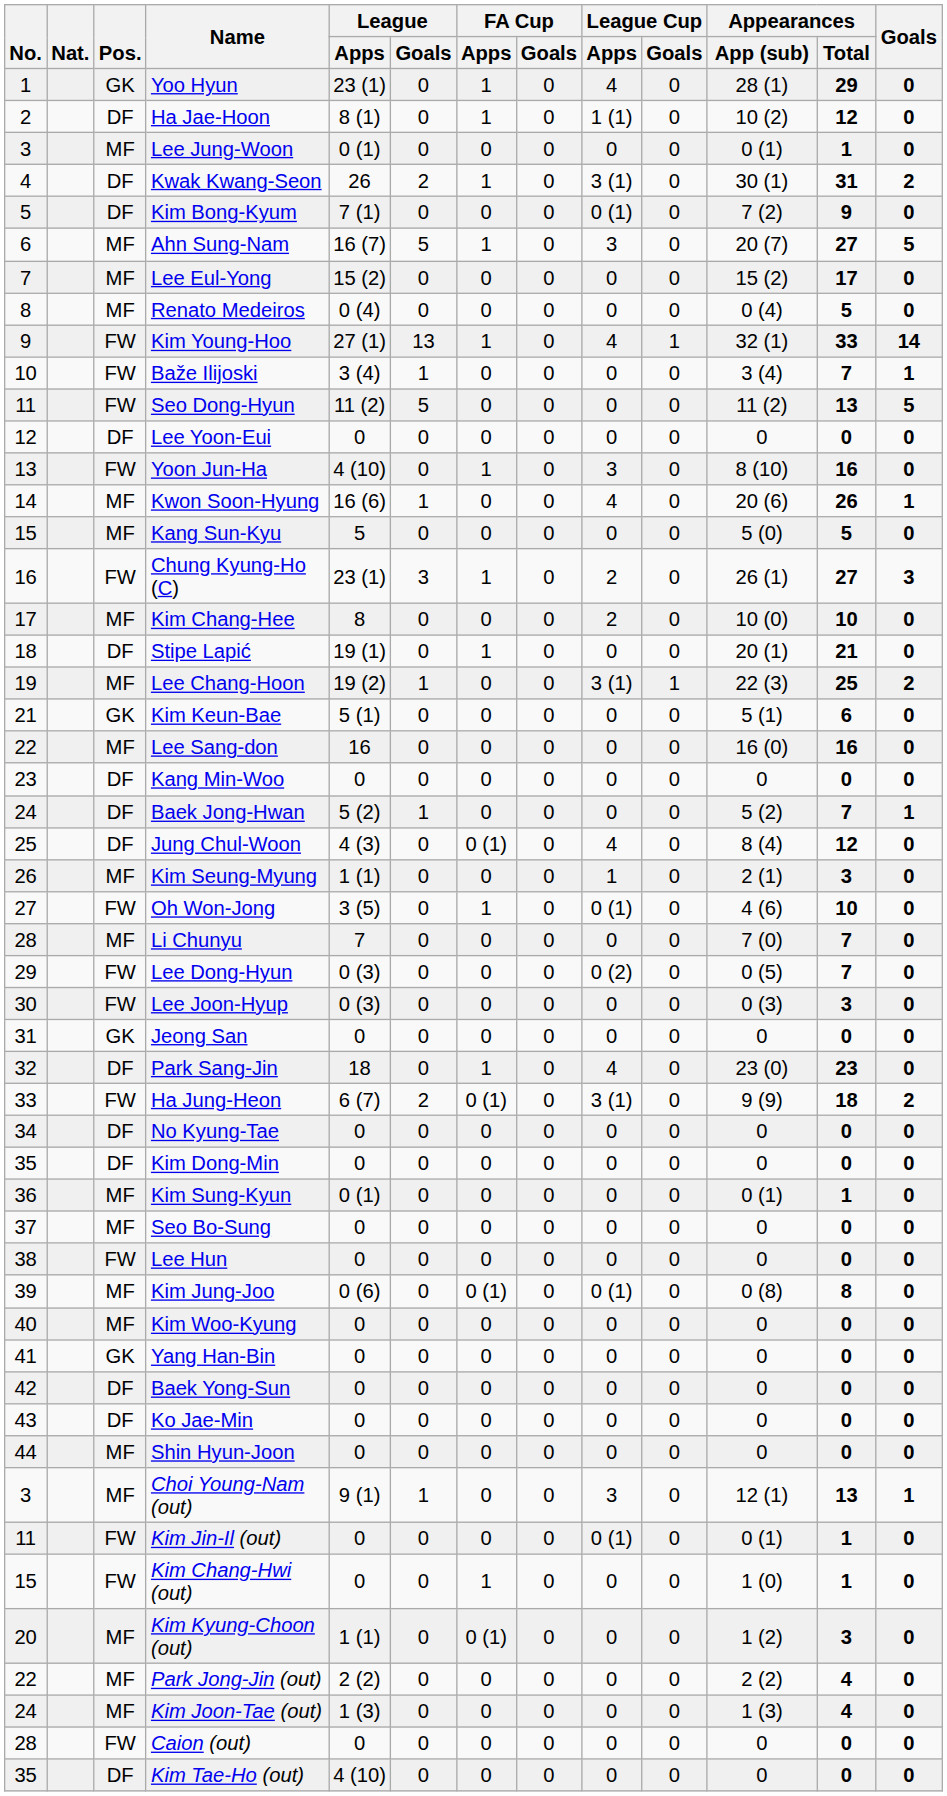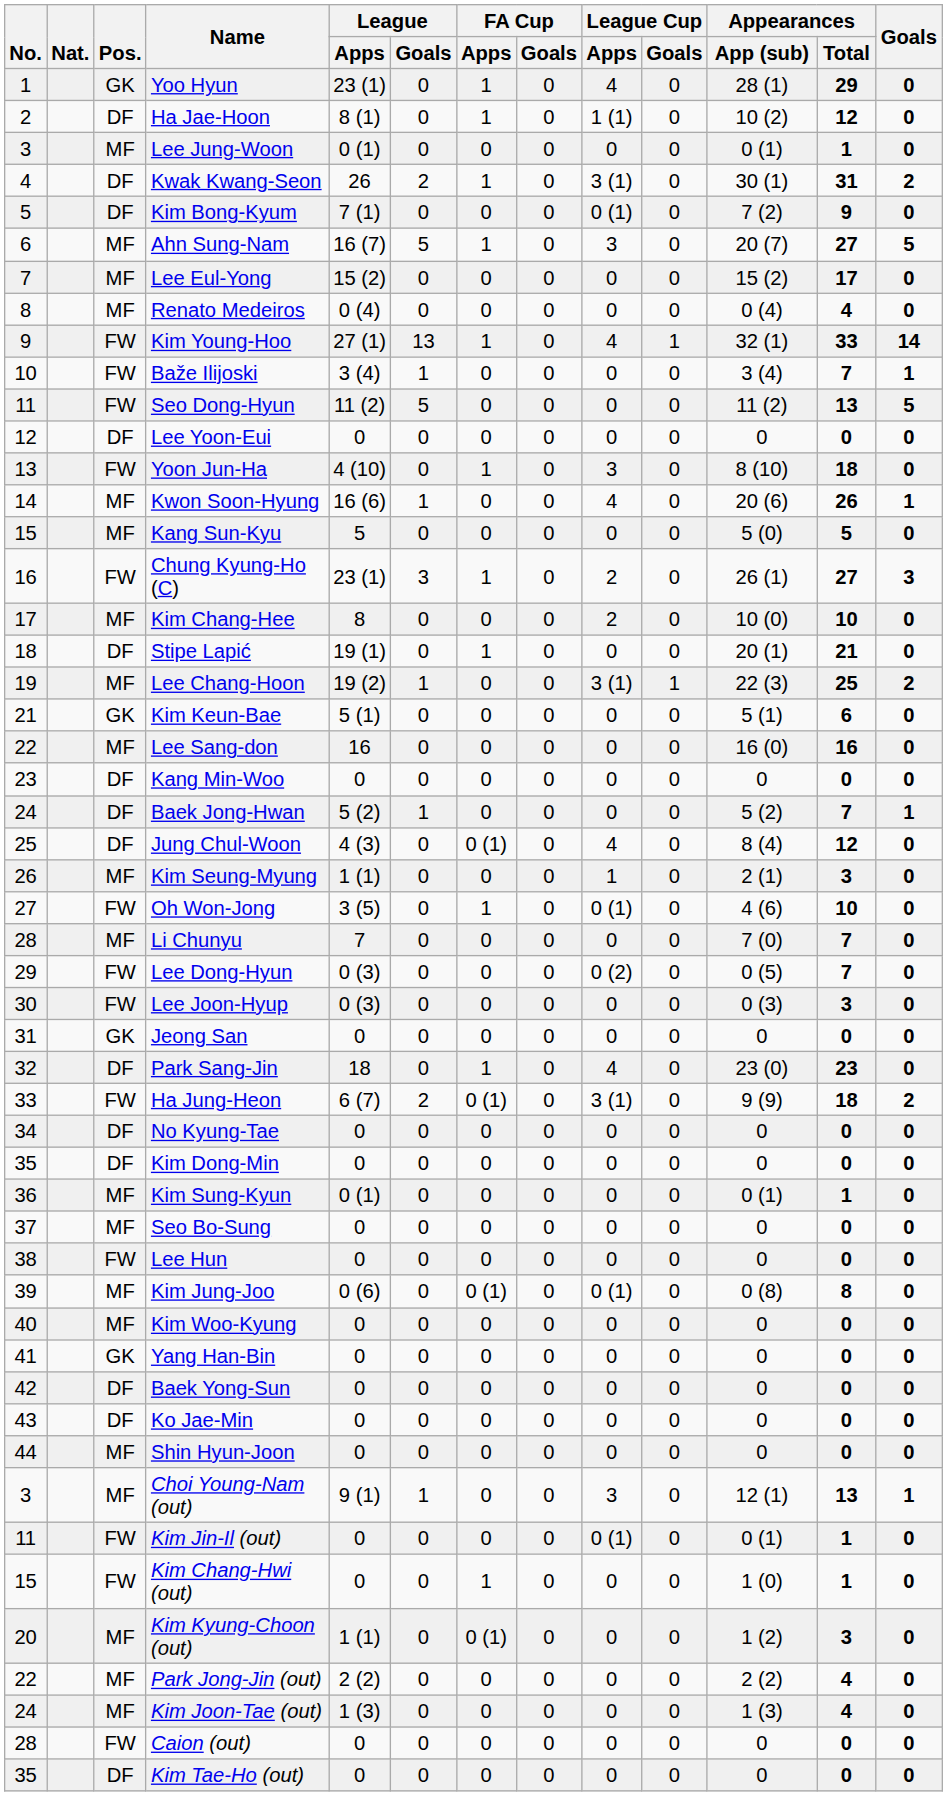(846, 309) 5 -> (846, 309) 4
(846, 469) 16 -> (846, 469) 18
(360, 1775) 4 (10) -> (360, 1775) 0
